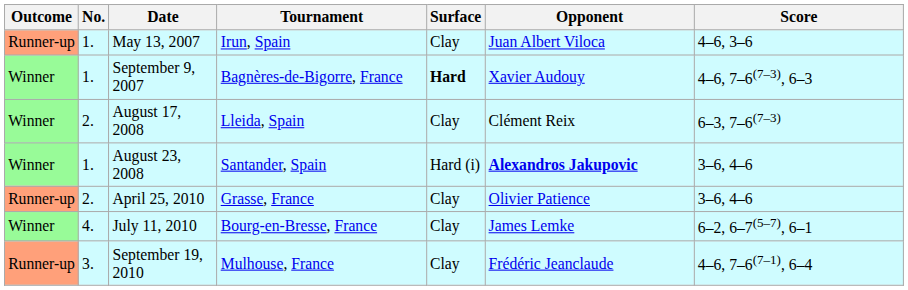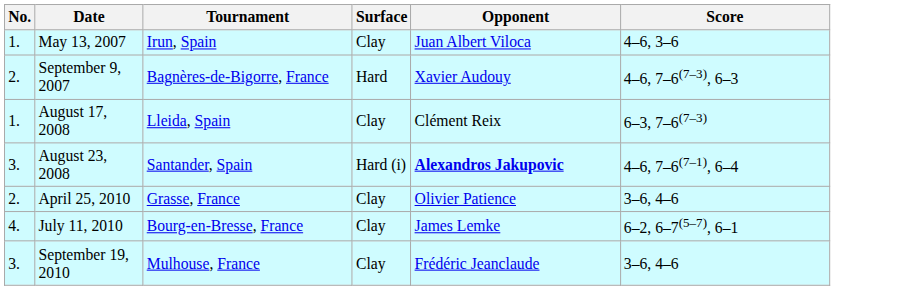- column: (41, 16)
(88, 76) 1. -> (14, 76) 2.
(448, 76) bold -> (372, 76) normal
(88, 120) 2. -> (14, 120) 1.
(88, 163) 1. -> (14, 163) 3.
(725, 163) 3–6, 4–6 -> (681, 163) 4–6, 7–6(7–1), 6–4
(755, 262) 4–6, 7–6(7–1), 6–4 -> (651, 262) 3–6, 4–6
